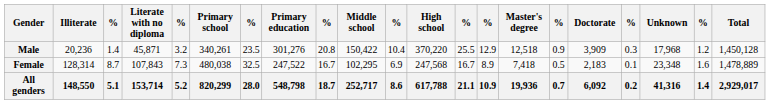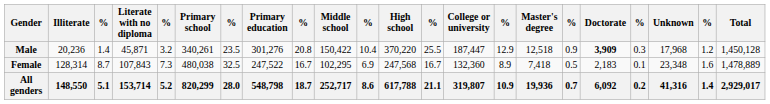+ column: (469, 23)
(595, 49) normal -> (605, 49) bold
